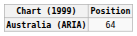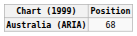(110, 25) 64 -> (110, 25) 68
